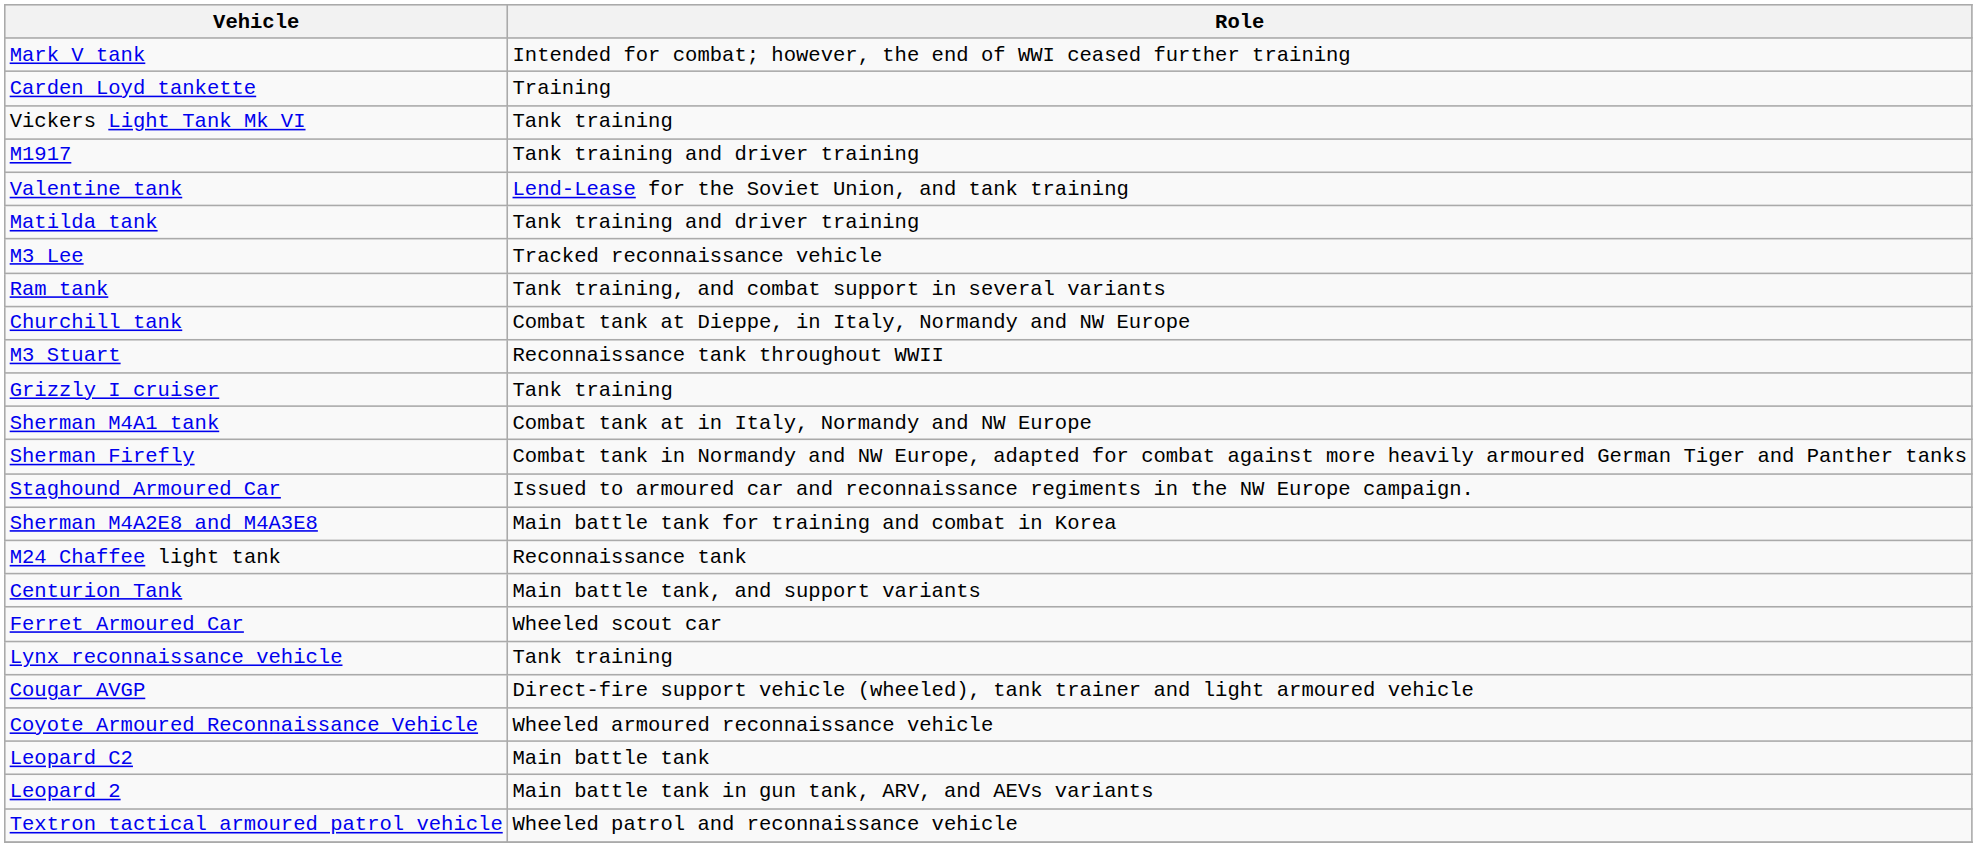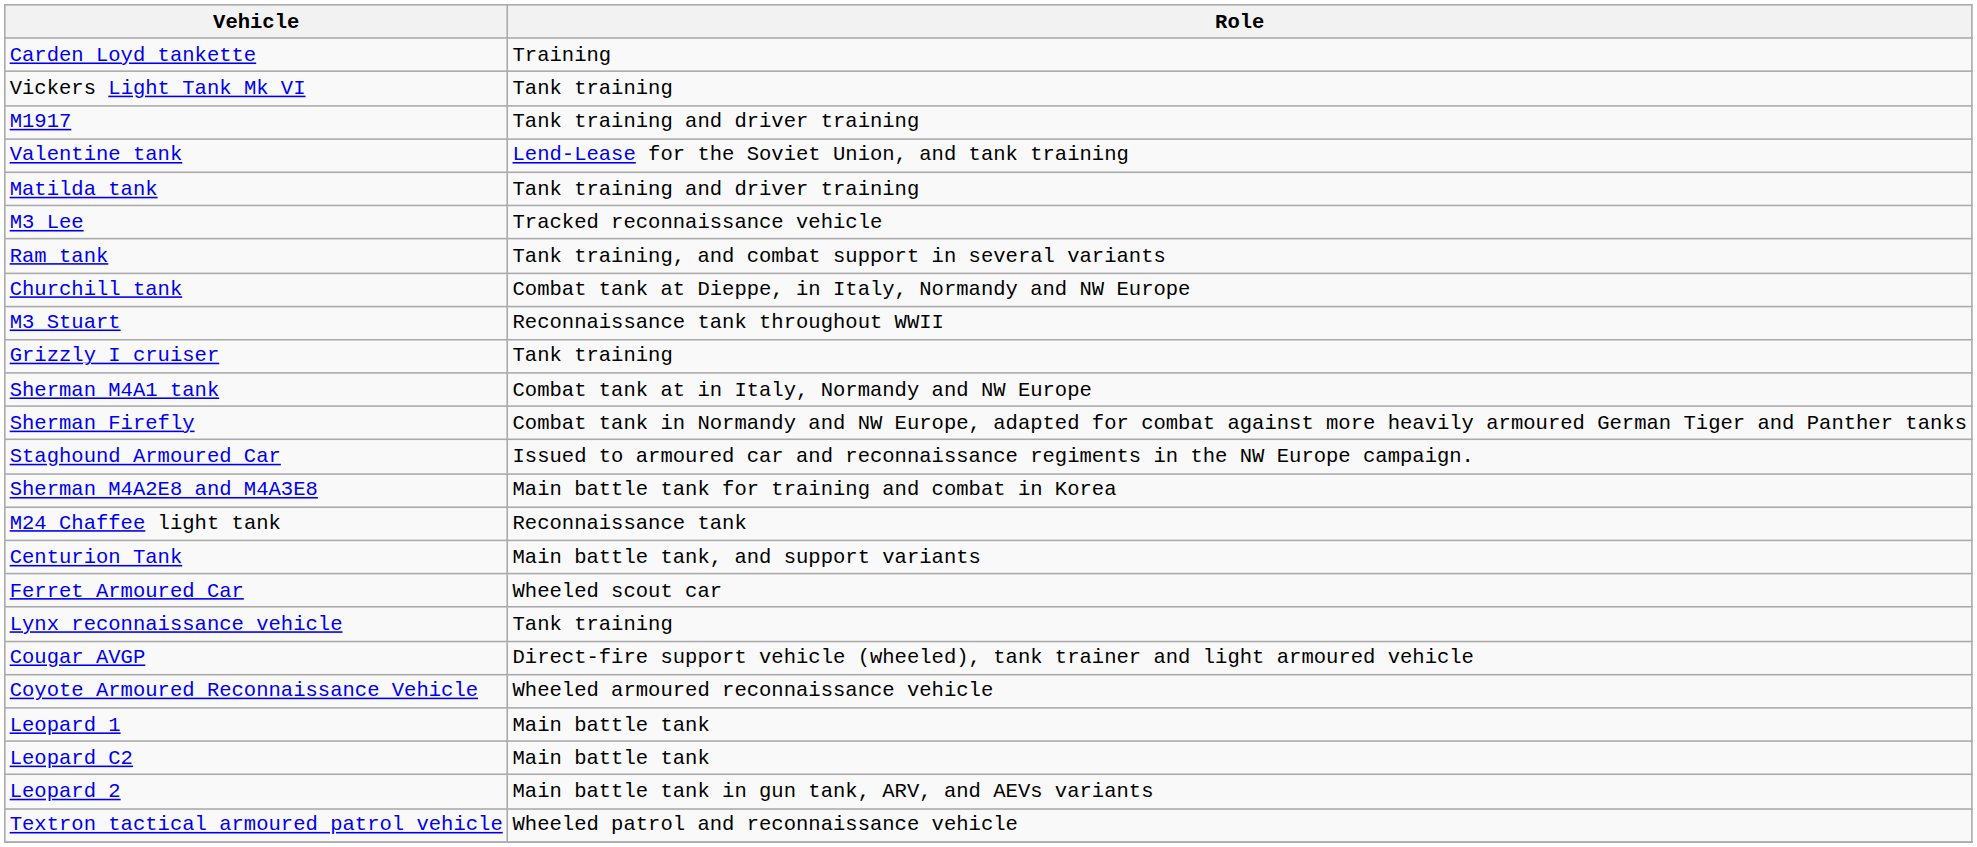- row: (77, 55)
+ row: (65, 725)
